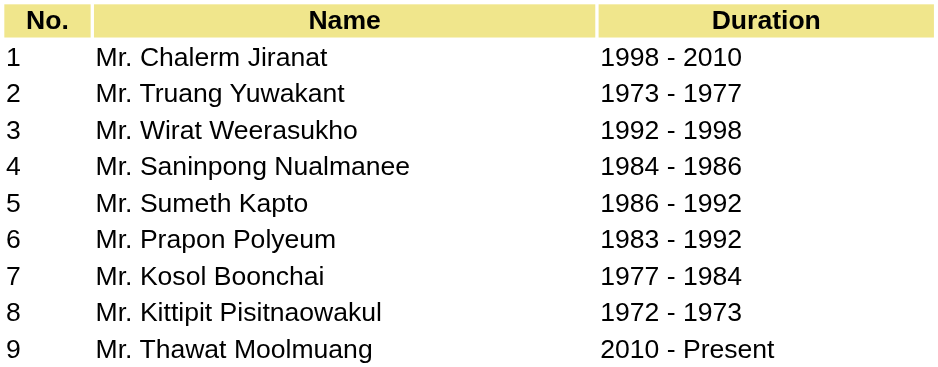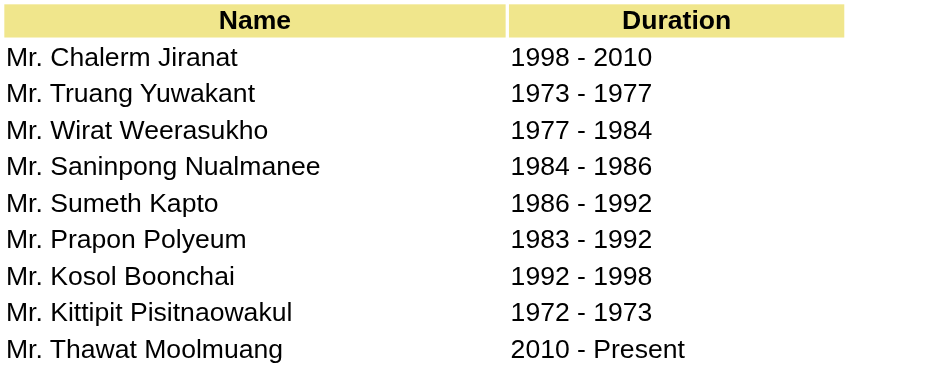- column: (47, 20)
(671, 130) 1992 - 1998 -> (582, 130) 1977 - 1984
(671, 276) 1977 - 1984 -> (582, 276) 1992 - 1998
